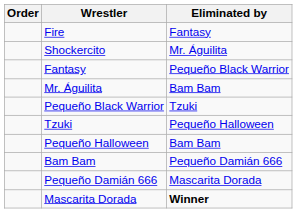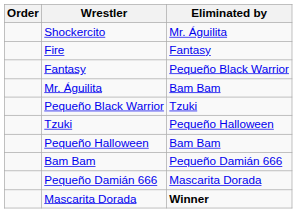rows swapped: (54, 32) <-> (75, 50)
